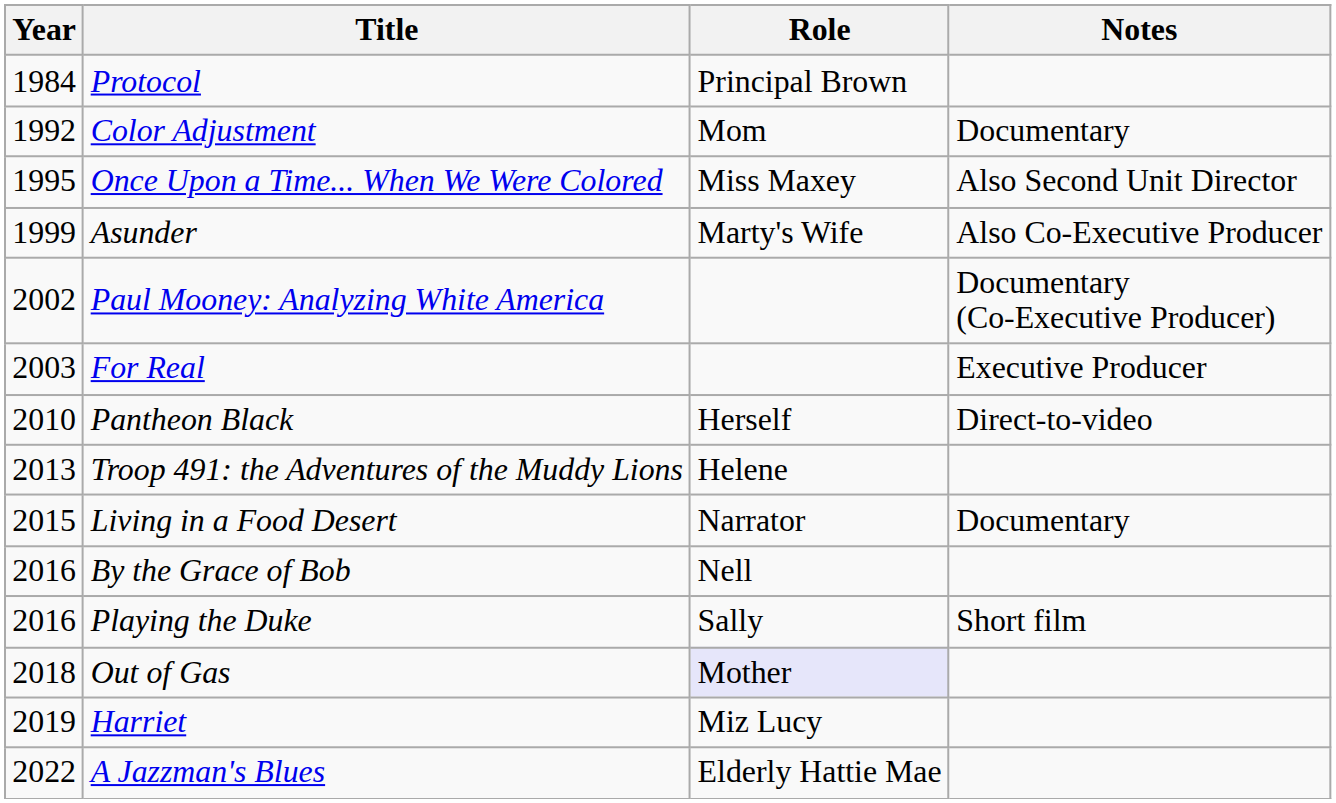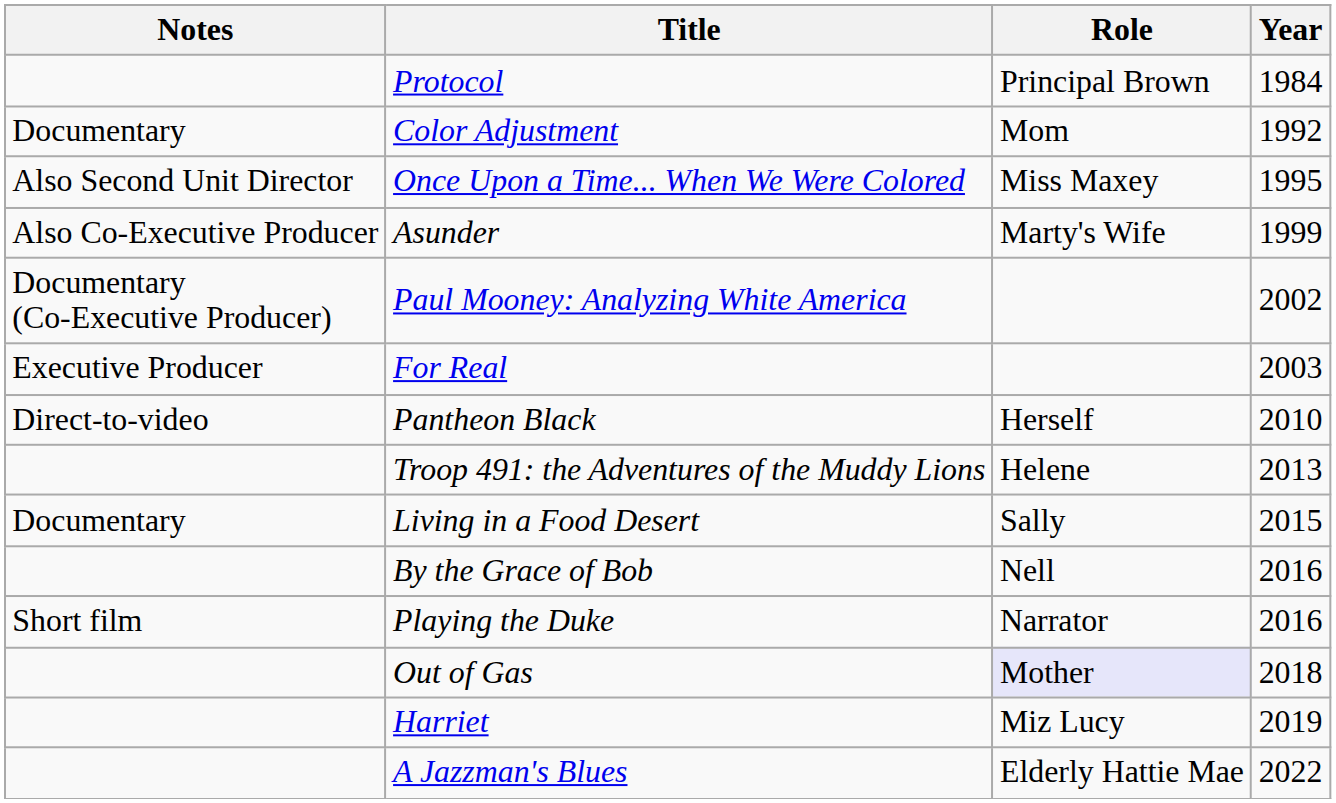columns swapped: (44, 29) <-> (1139, 29)
(752, 520) Narrator -> (1033, 520) Sally
(730, 621) Sally -> (1054, 621) Narrator
